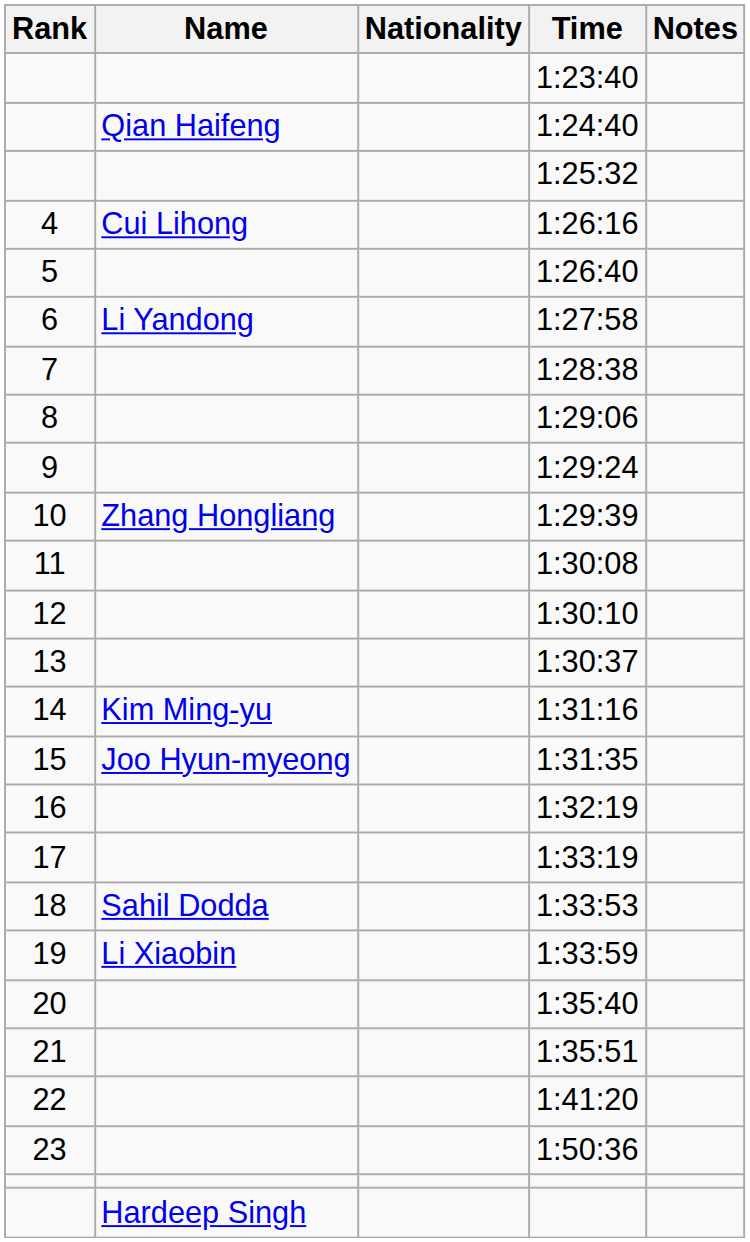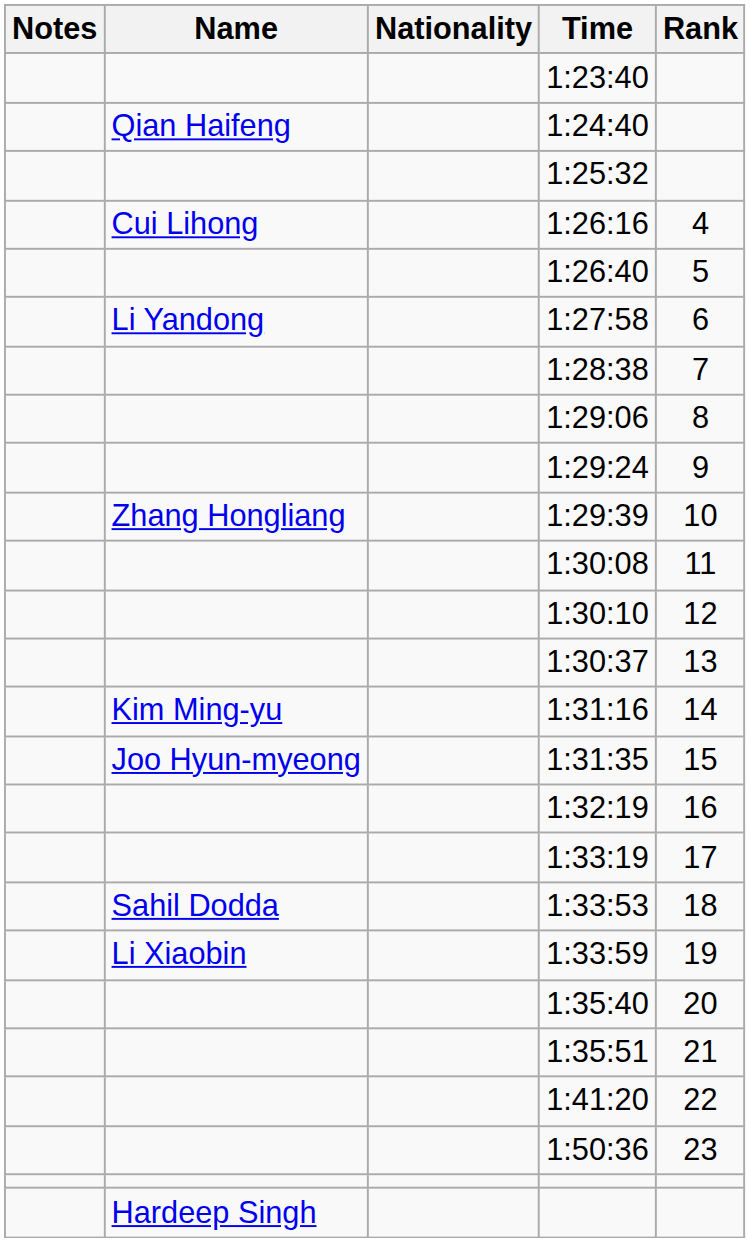columns swapped: (50, 28) <-> (695, 28)
